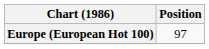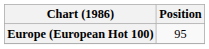(180, 33) 97 -> (180, 33) 95
